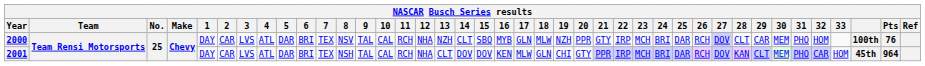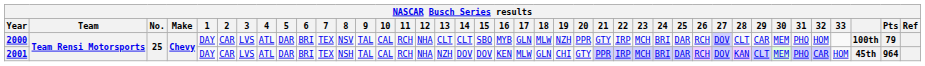(445, 39) NZH -> (445, 39) CLT
(891, 39) 76 -> (891, 39) 79
(445, 53) CLT -> (445, 53) NZH
